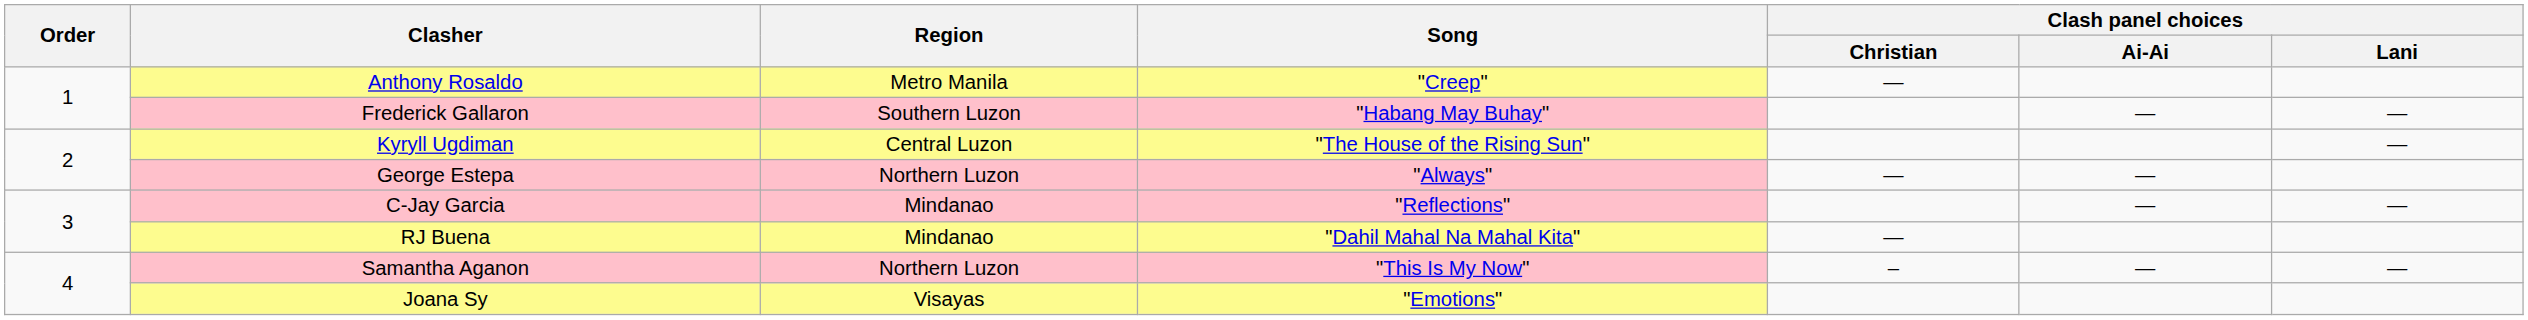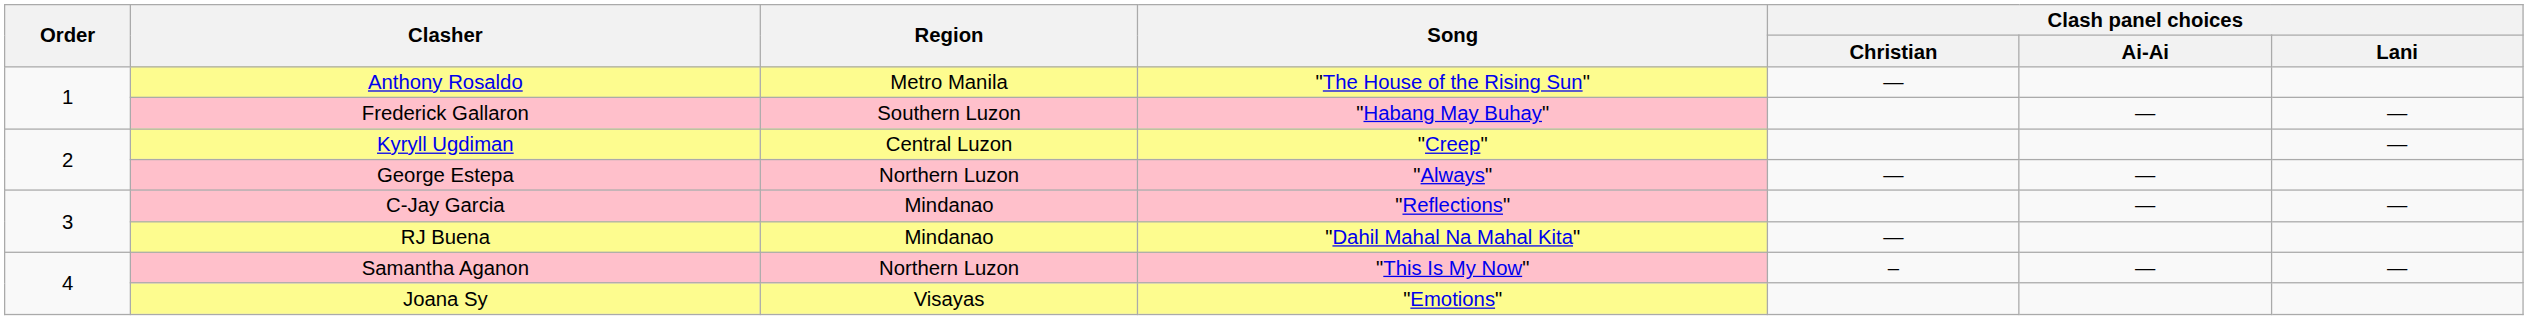(1453, 82) "Creep" -> (1453, 82) "The House of the Rising Sun"
(1453, 144) "The House of the Rising Sun" -> (1453, 144) "Creep"
